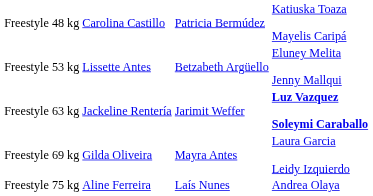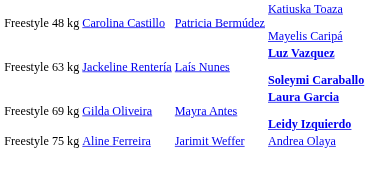- row: (42, 66)
(210, 111) Jarimit Weffer -> (202, 66) Laís Nunes
(311, 155) normal -> (310, 111) bold
(202, 185) Laís Nunes -> (210, 141) Jarimit Weffer
